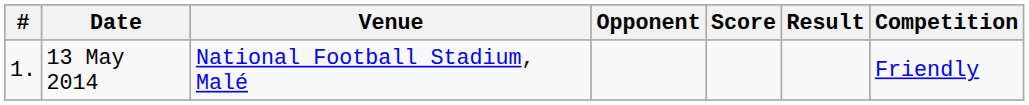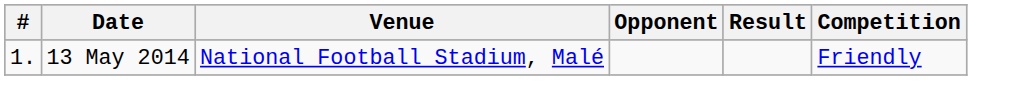- column: (744, 23)
